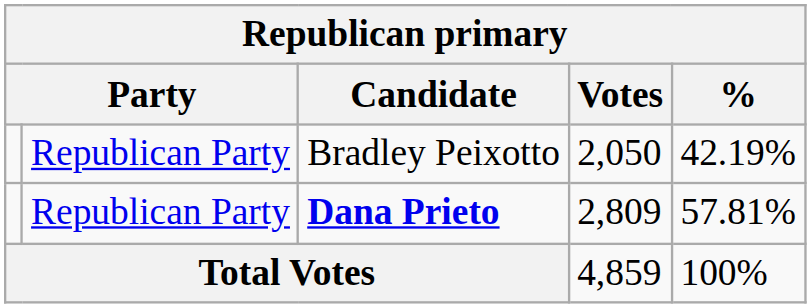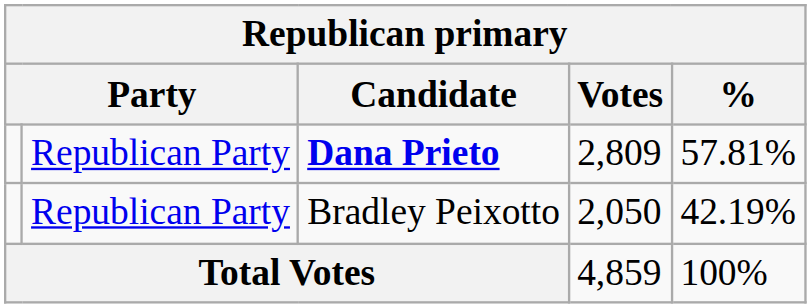rows swapped: (403, 212) <-> (434, 152)
